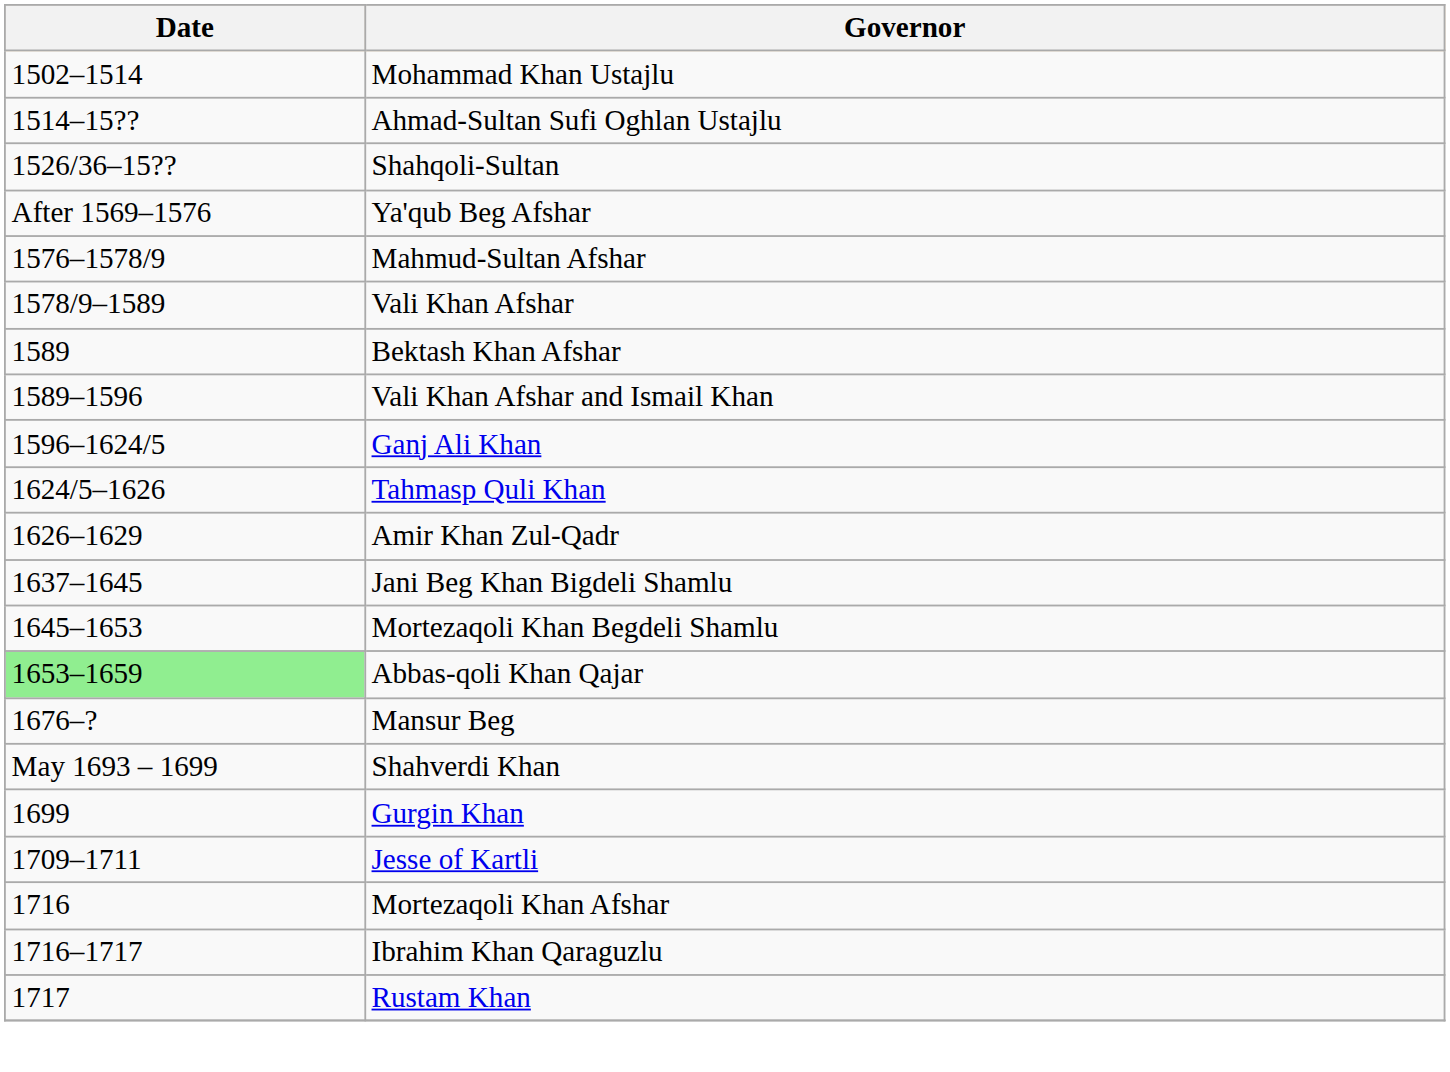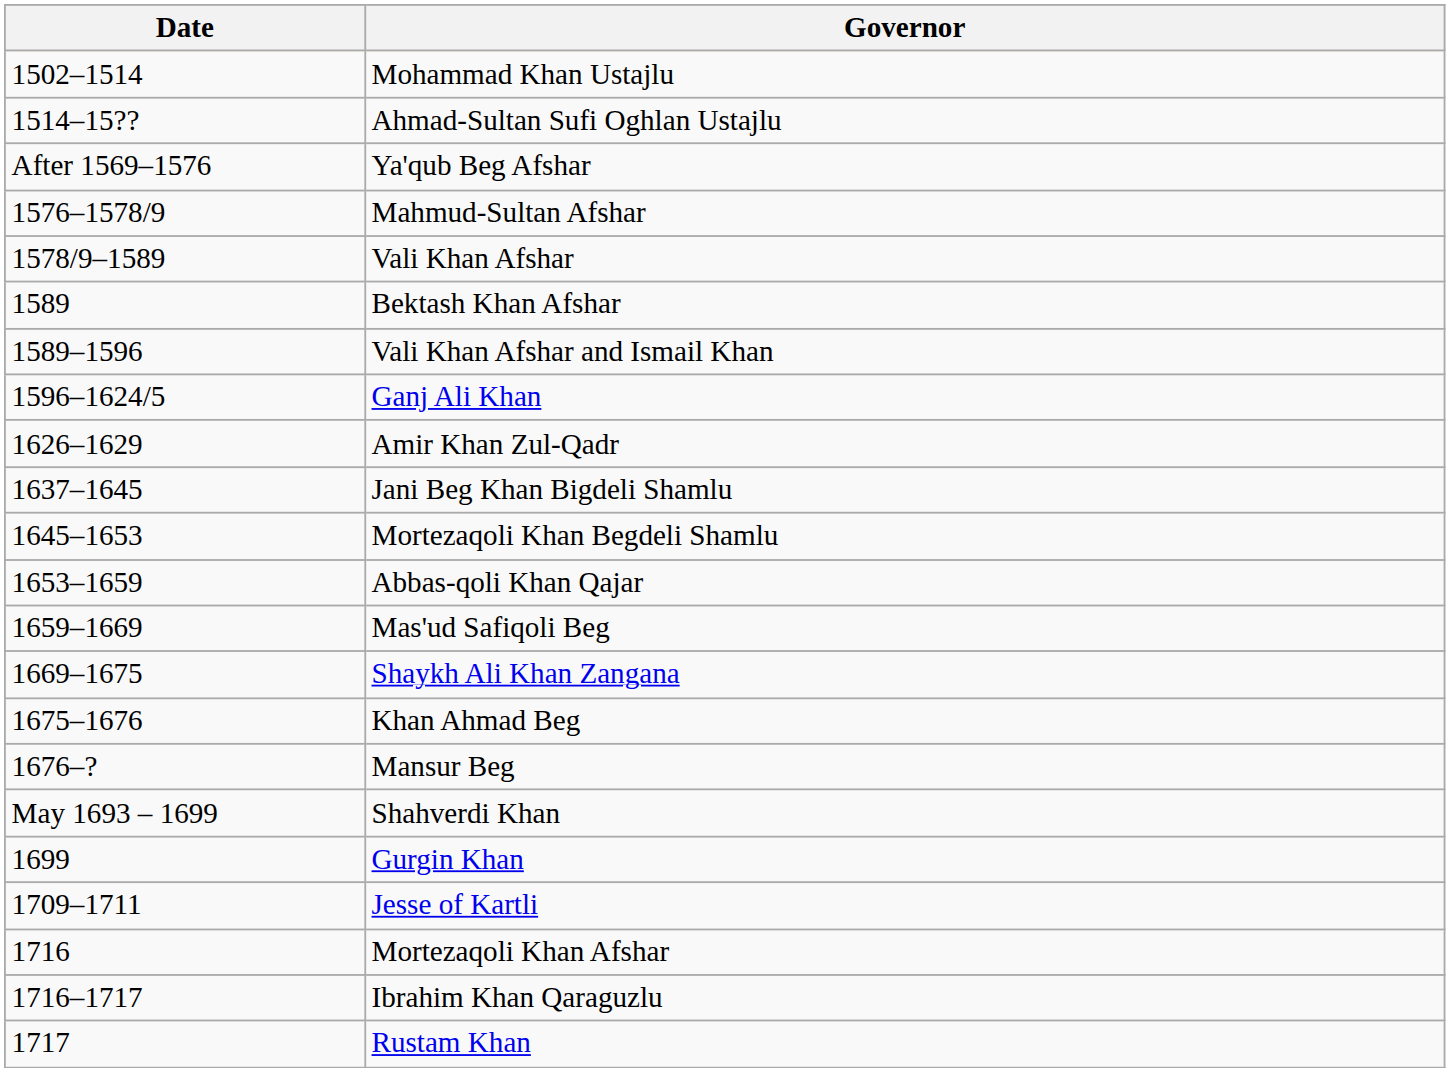- row: (465, 166)
- row: (489, 489)
(77, 674) lightgreen background -> (77, 581) no background
+ row: (491, 627)
+ row: (526, 674)
+ row: (476, 720)
